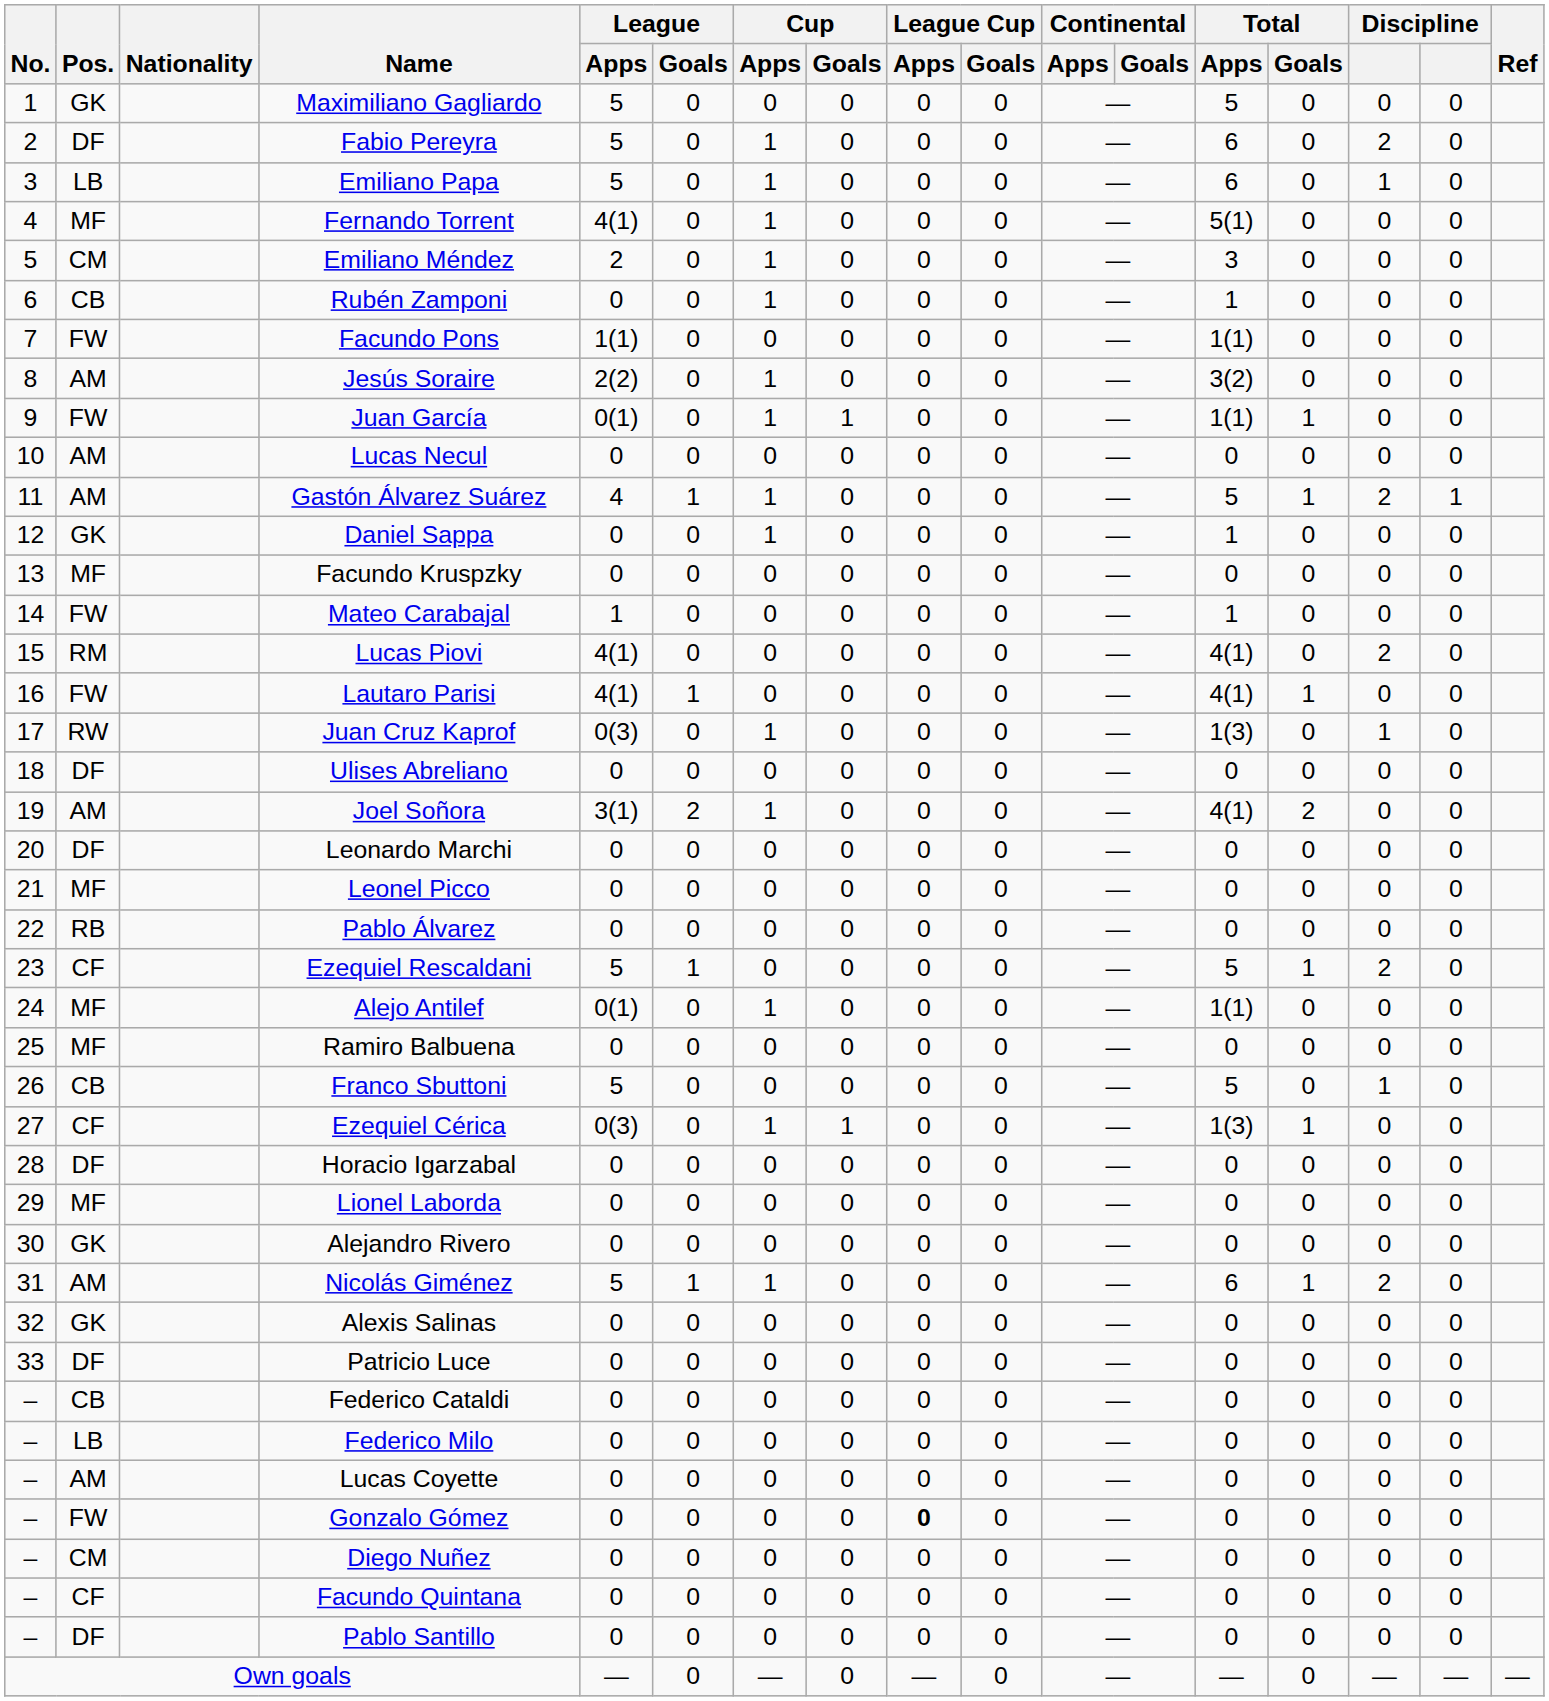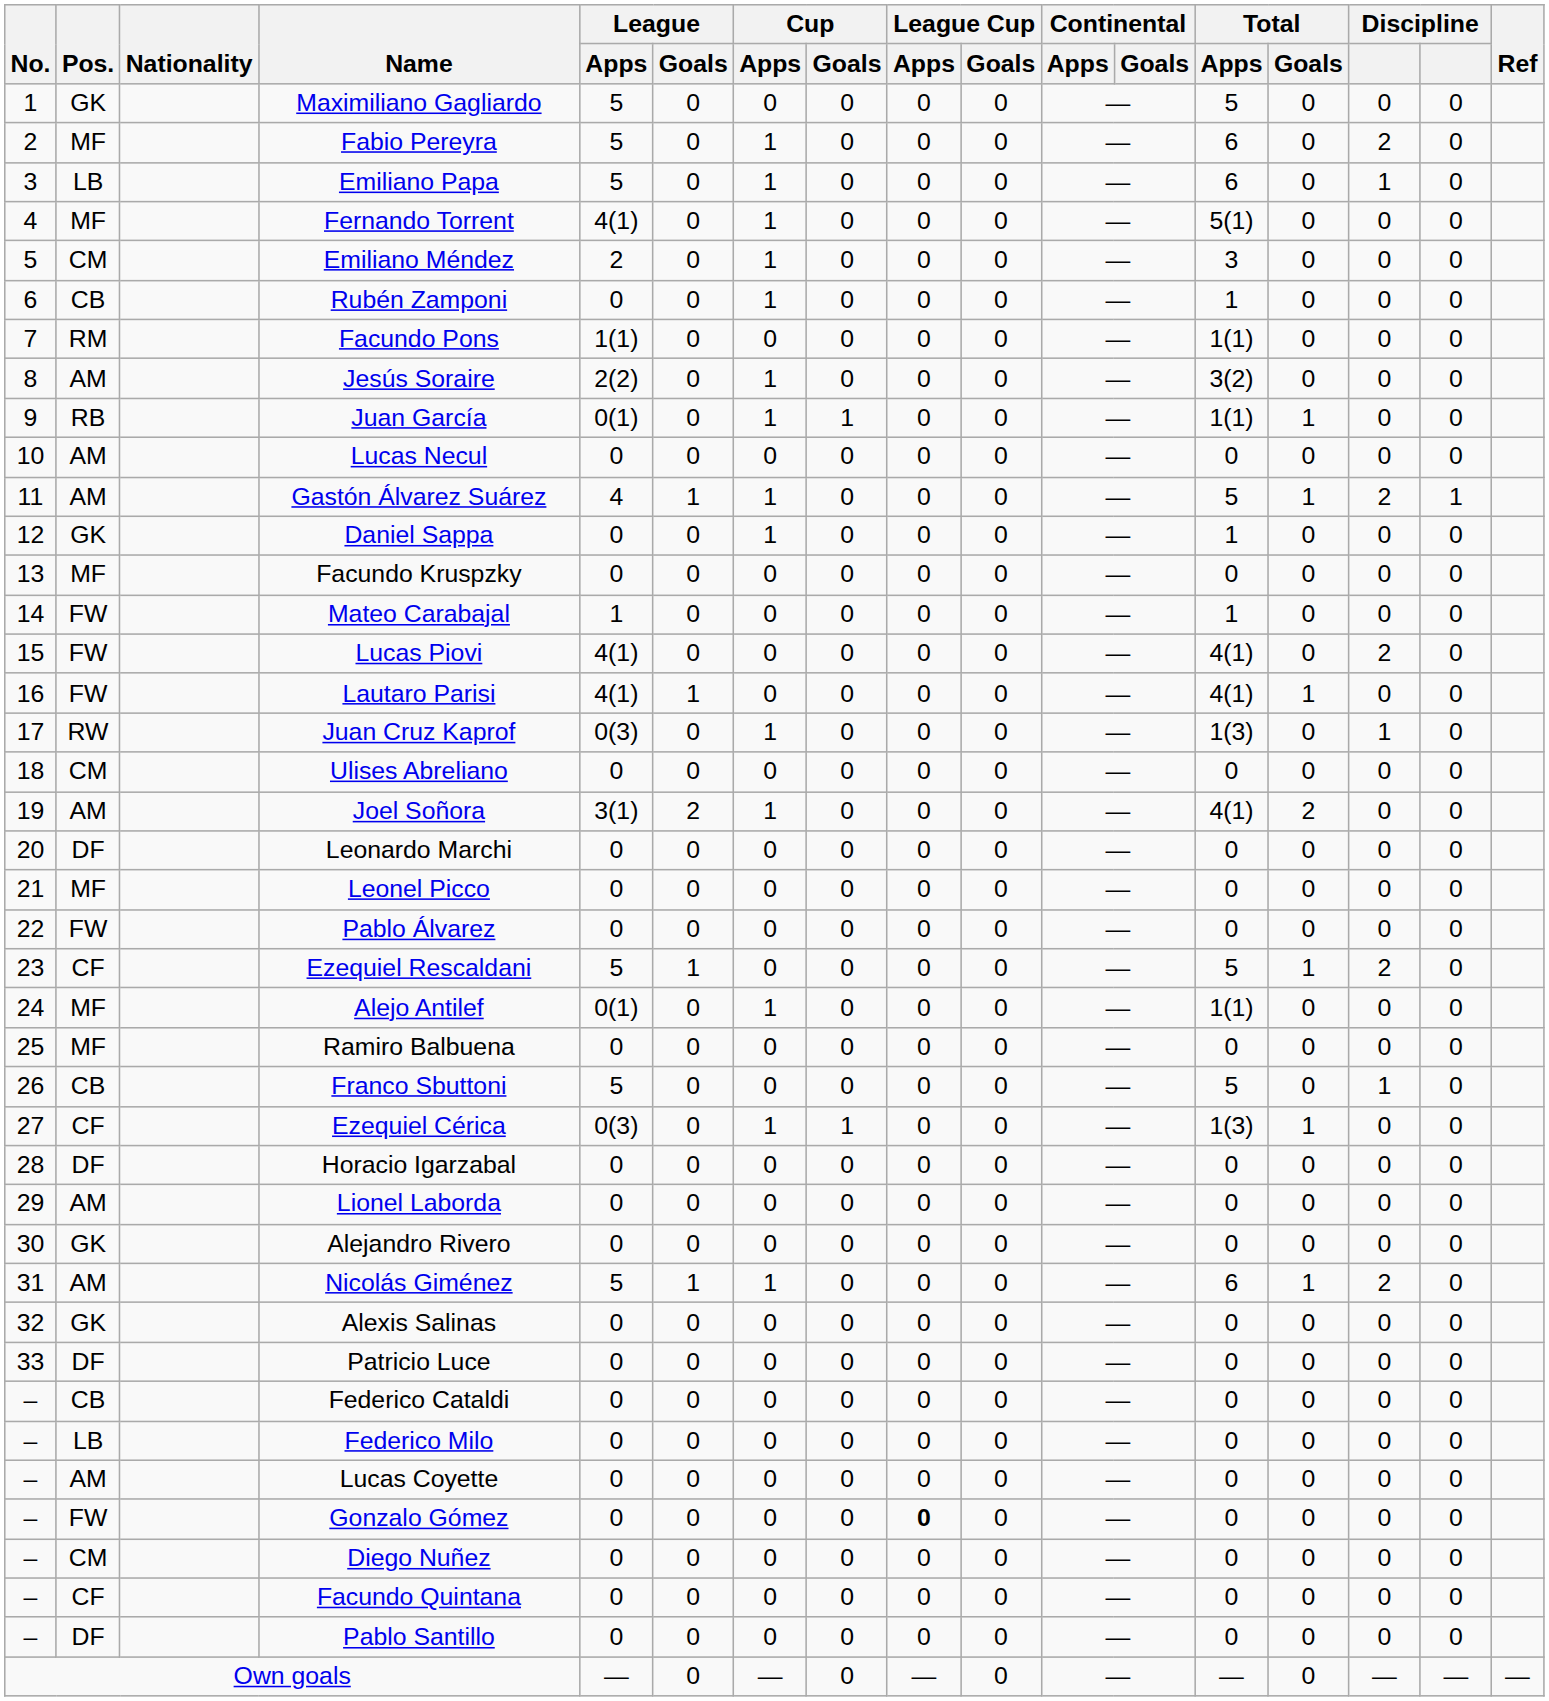(88, 142) DF -> (88, 142) MF
(88, 338) FW -> (88, 338) RM
(88, 417) FW -> (88, 417) RB
(88, 653) RM -> (88, 653) FW
(88, 771) DF -> (88, 771) CM
(88, 928) RB -> (88, 928) FW
(88, 1204) MF -> (88, 1204) AM
